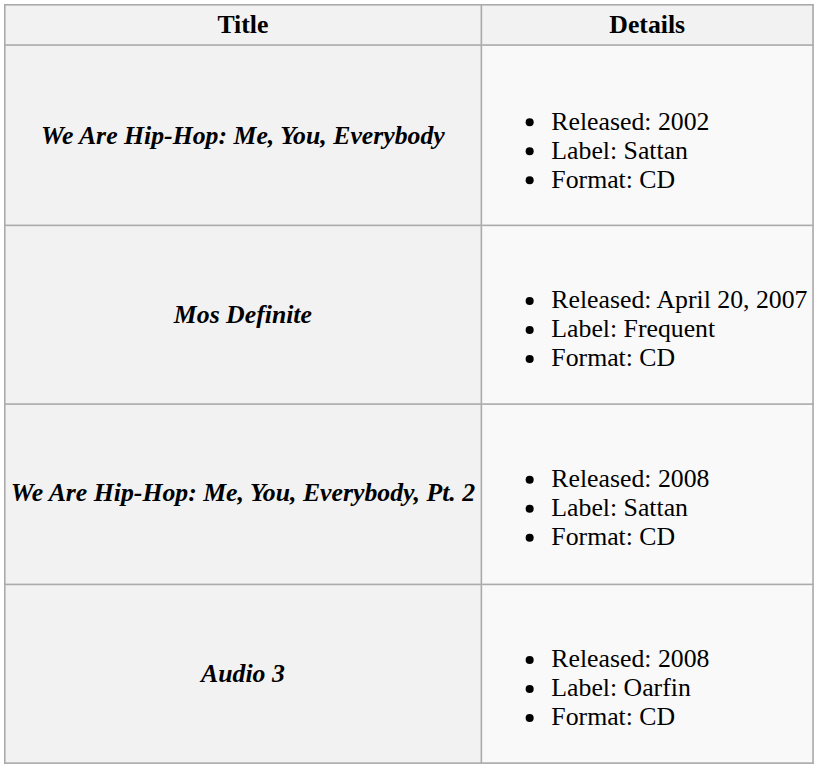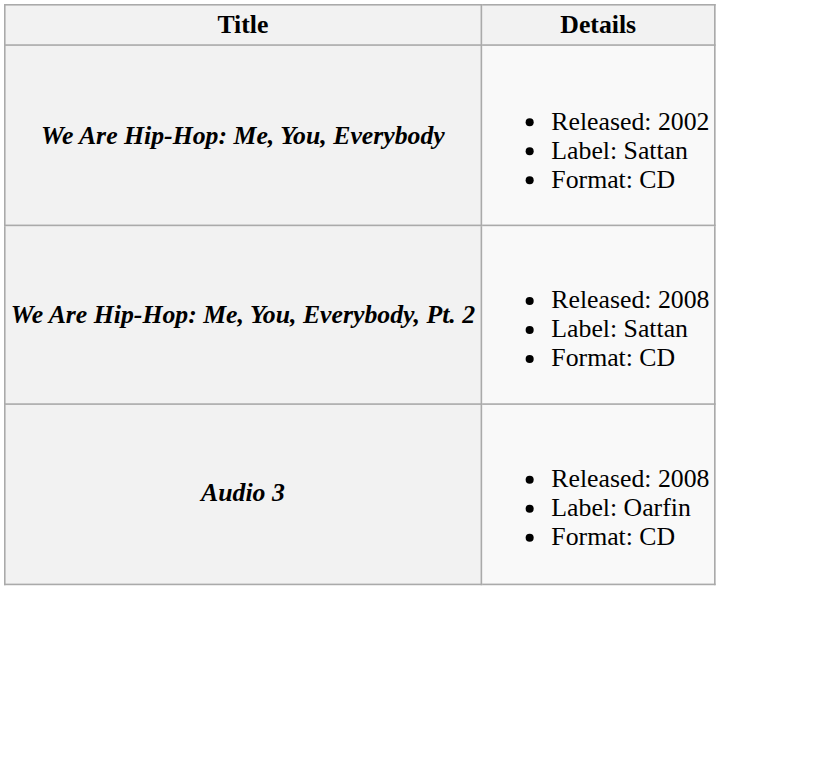- row: (243, 314)
